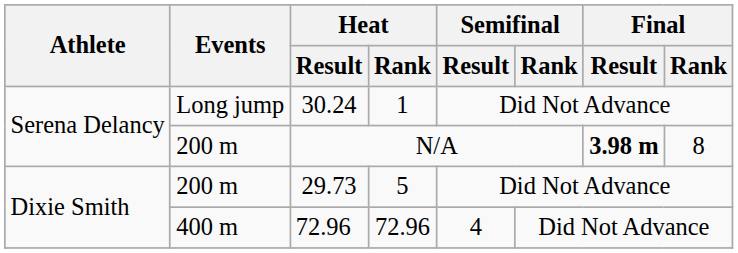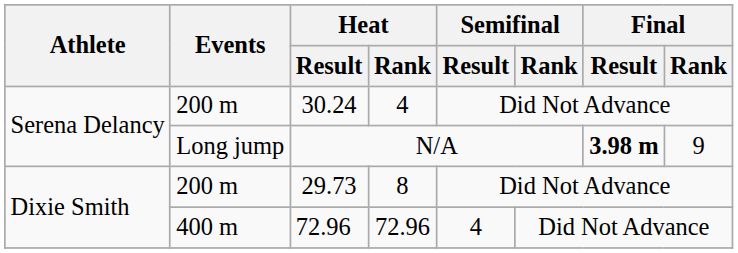(230, 105) Long jump -> (207, 105) 200 m
(402, 105) 1 -> (402, 105) 4
(207, 146) 200 m -> (230, 146) Long jump
(699, 146) 8 -> (699, 146) 9
(402, 186) 5 -> (402, 186) 8
